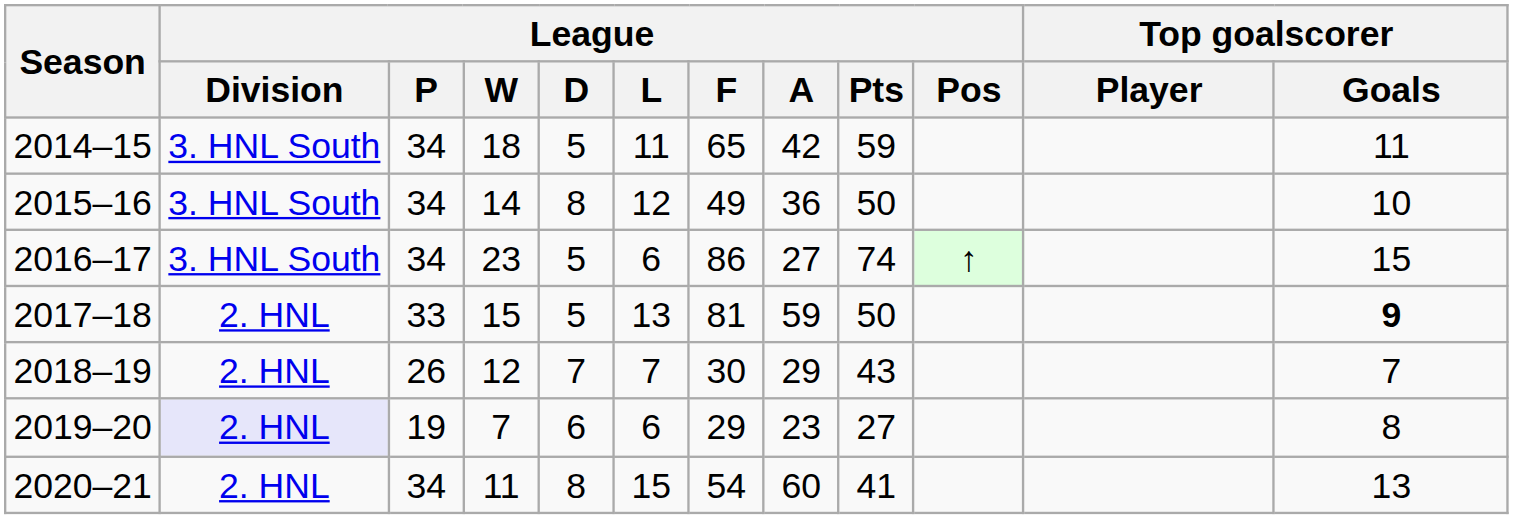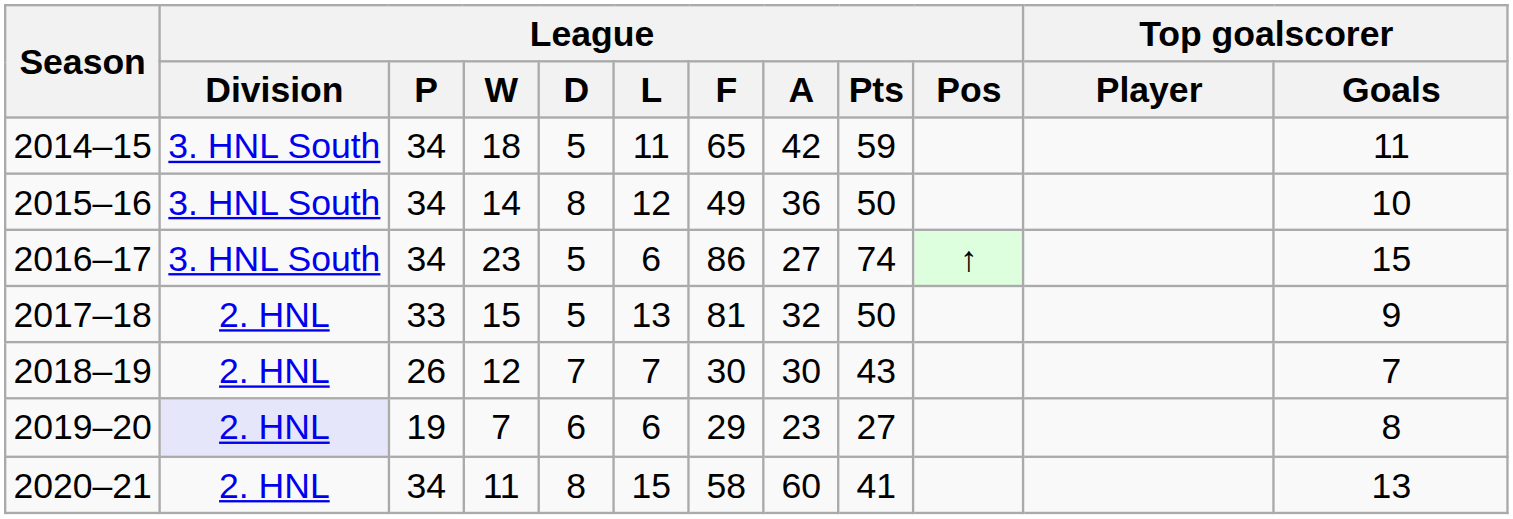(801, 315) 59 -> (801, 315) 32
(1391, 315) bold -> (1391, 315) normal
(801, 371) 29 -> (801, 371) 30
(726, 484) 54 -> (726, 484) 58
